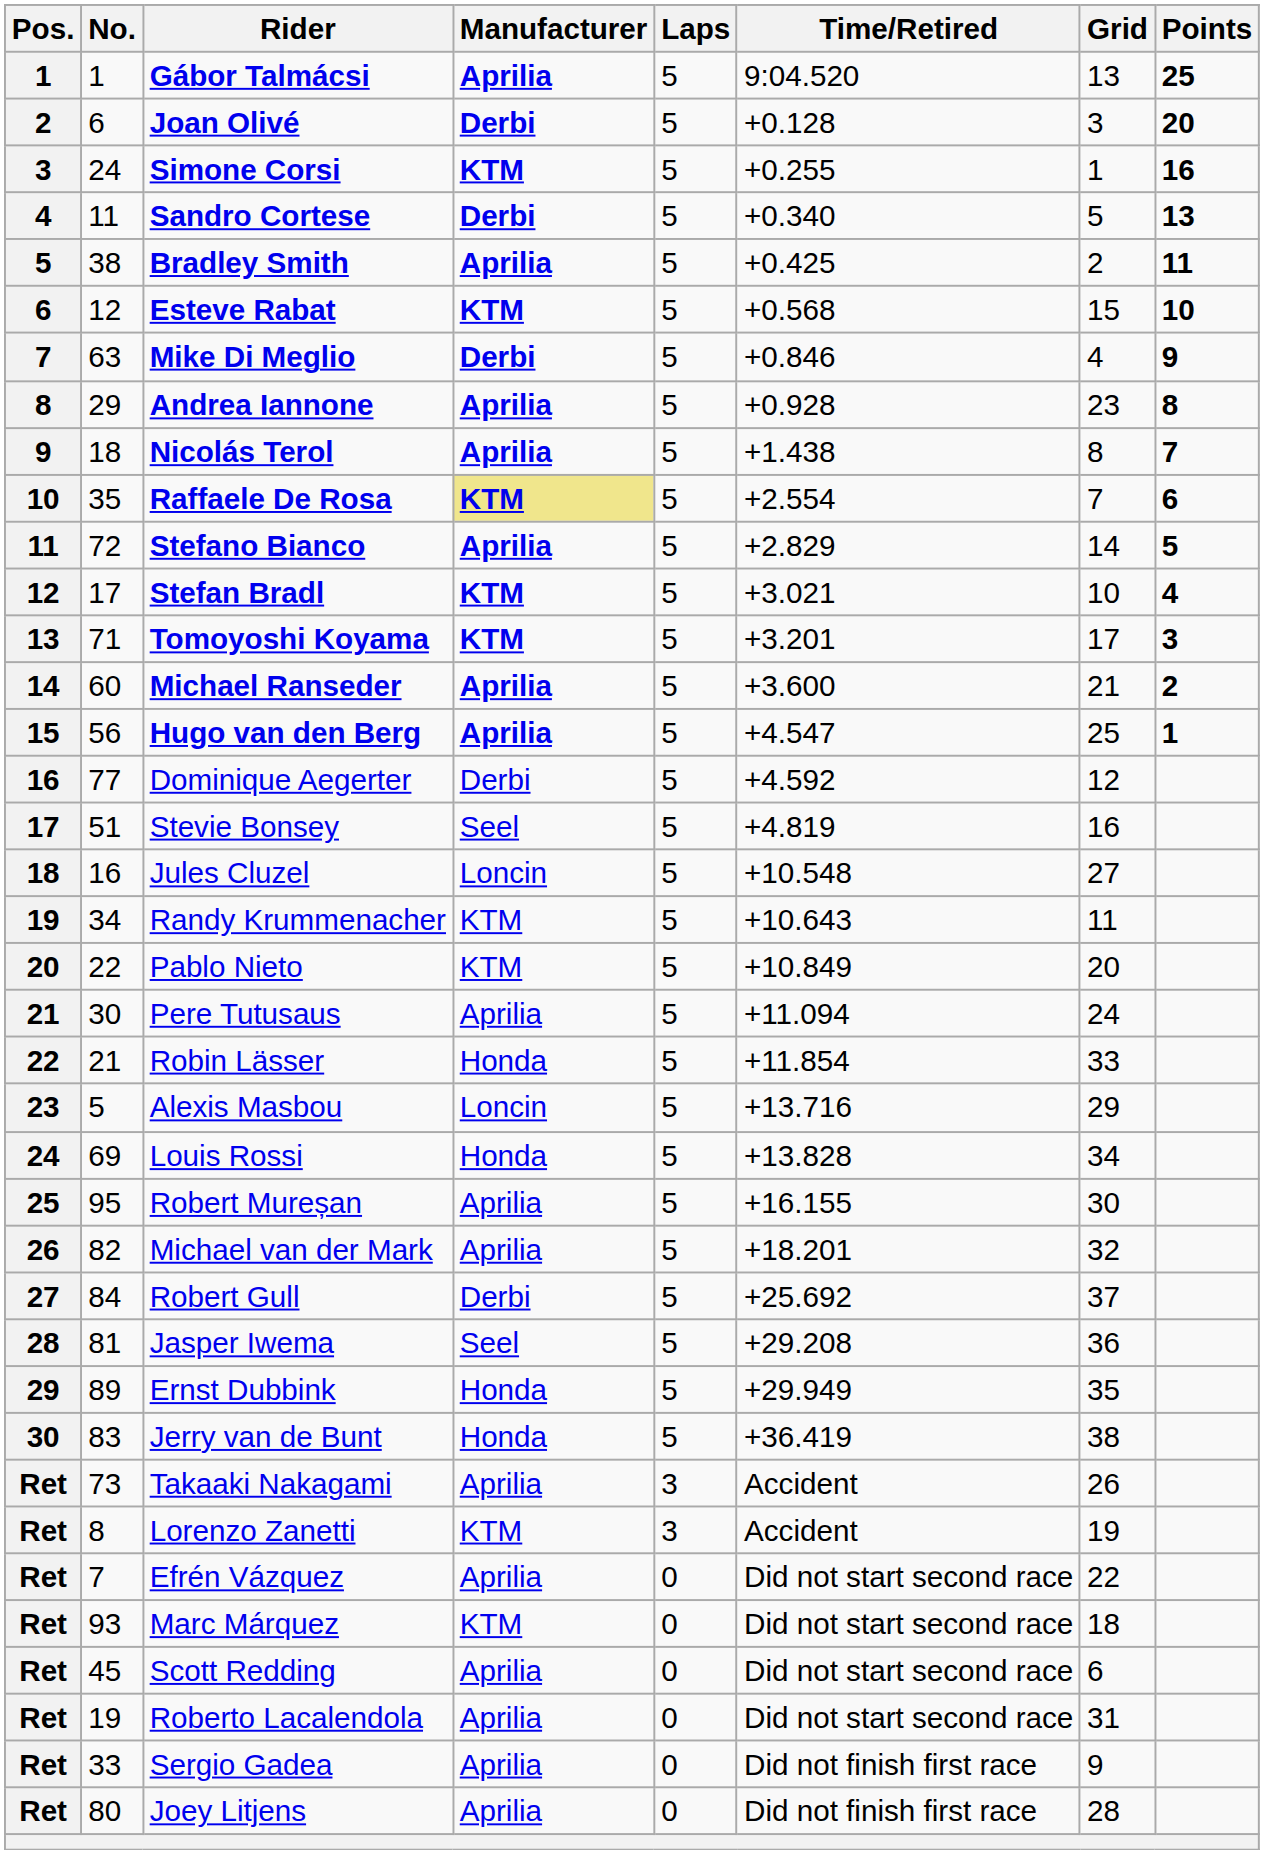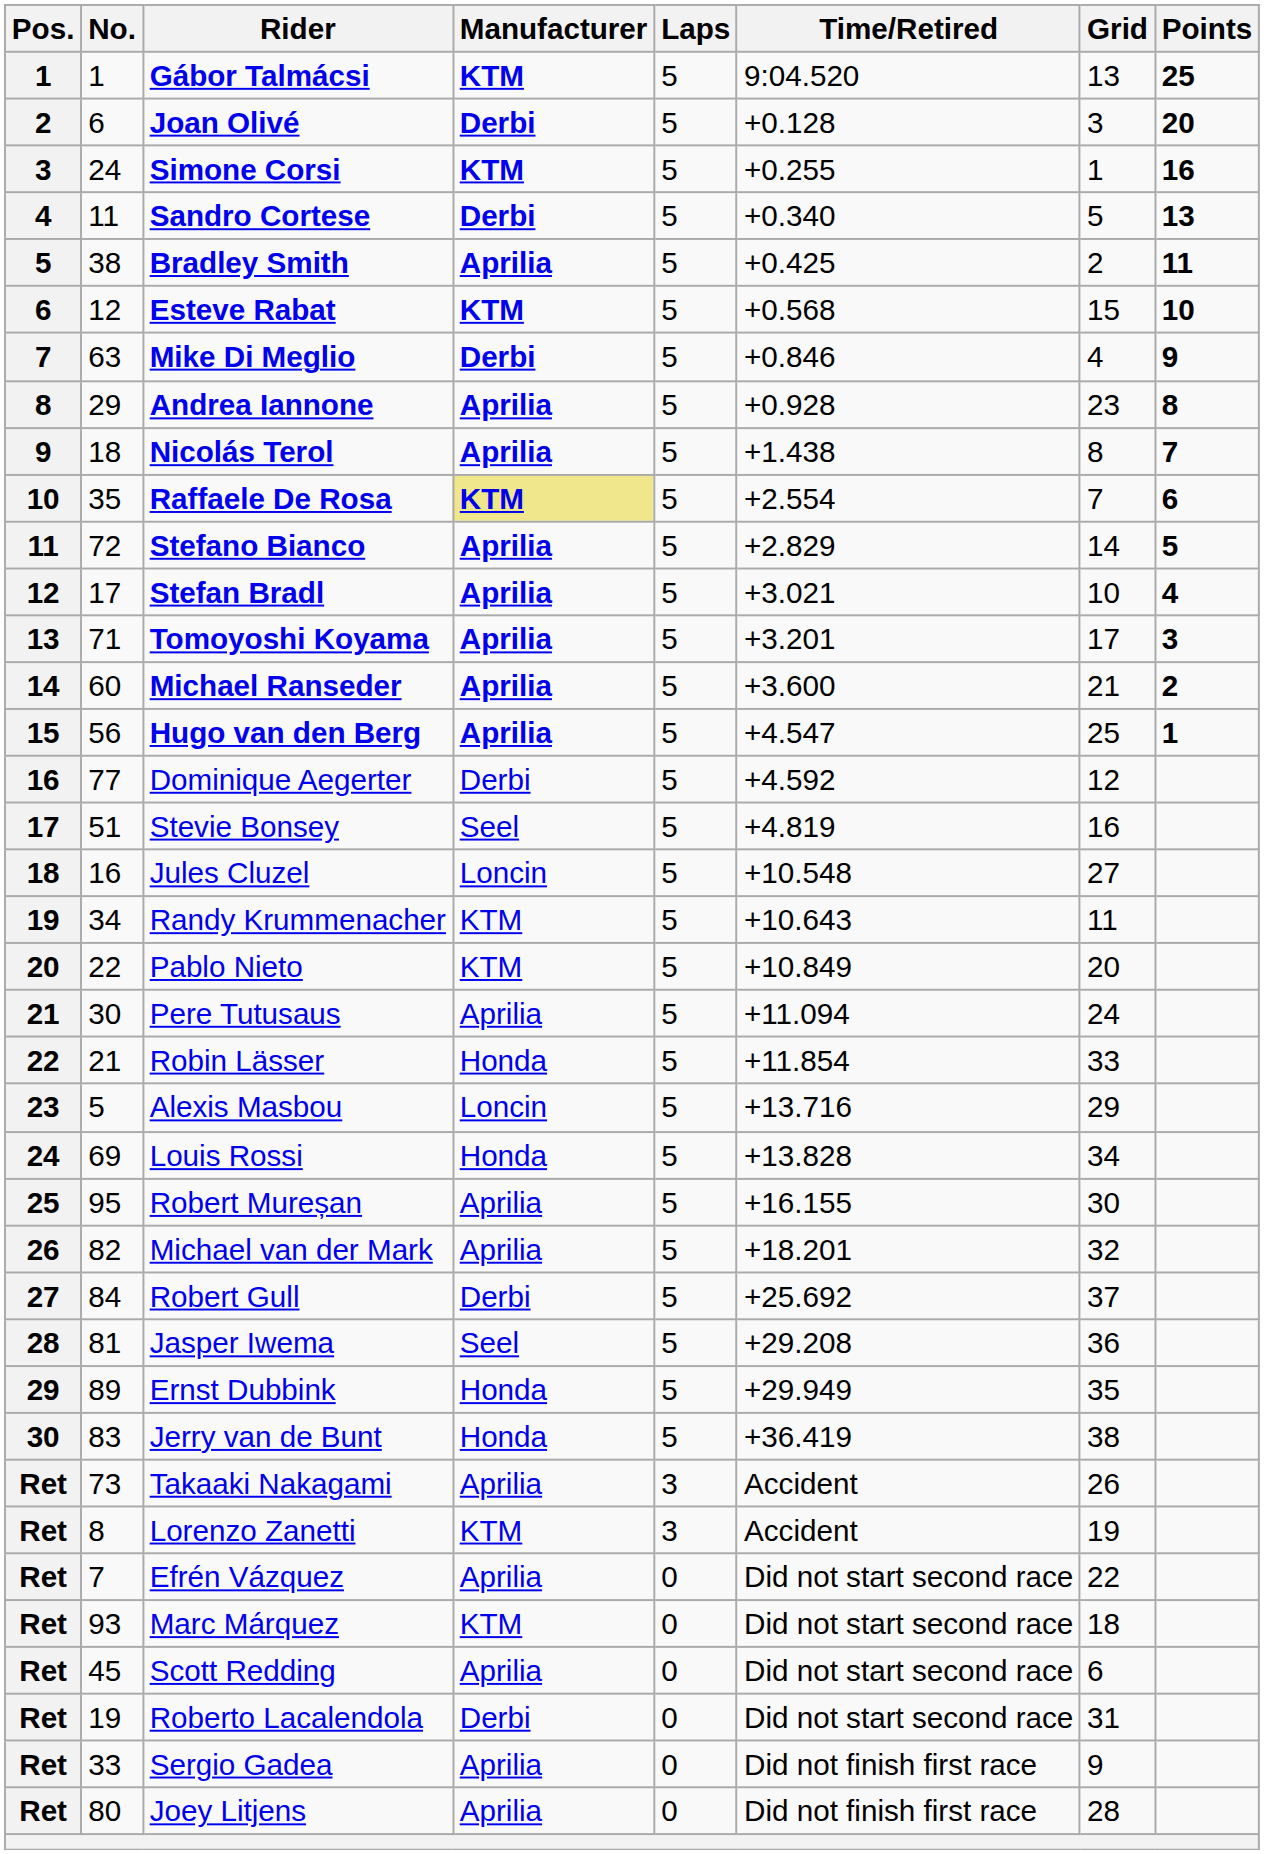(506, 76) Aprilia -> (492, 76) KTM
(492, 592) KTM -> (506, 592) Aprilia
(492, 639) KTM -> (506, 639) Aprilia
(501, 1718) Aprilia -> (495, 1718) Derbi
